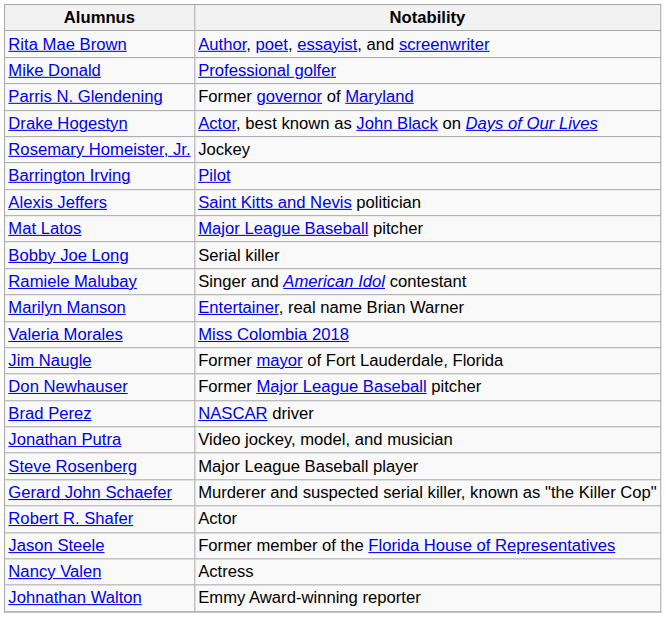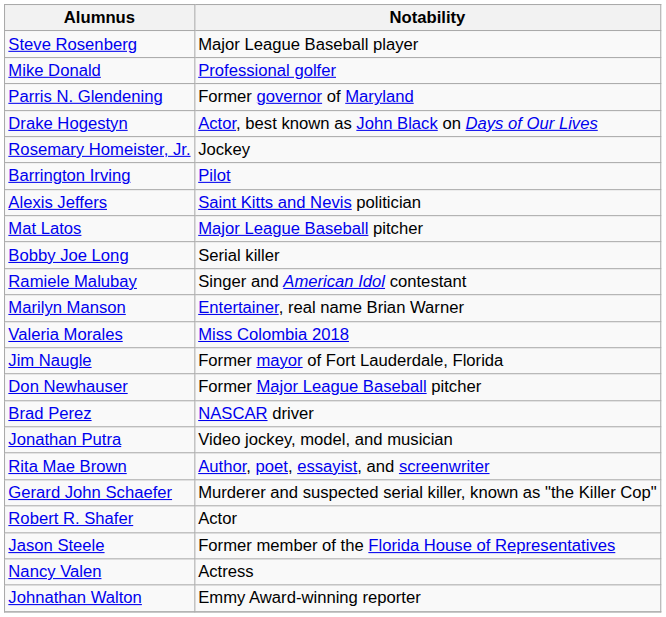rows swapped: (68, 44) <-> (73, 466)
